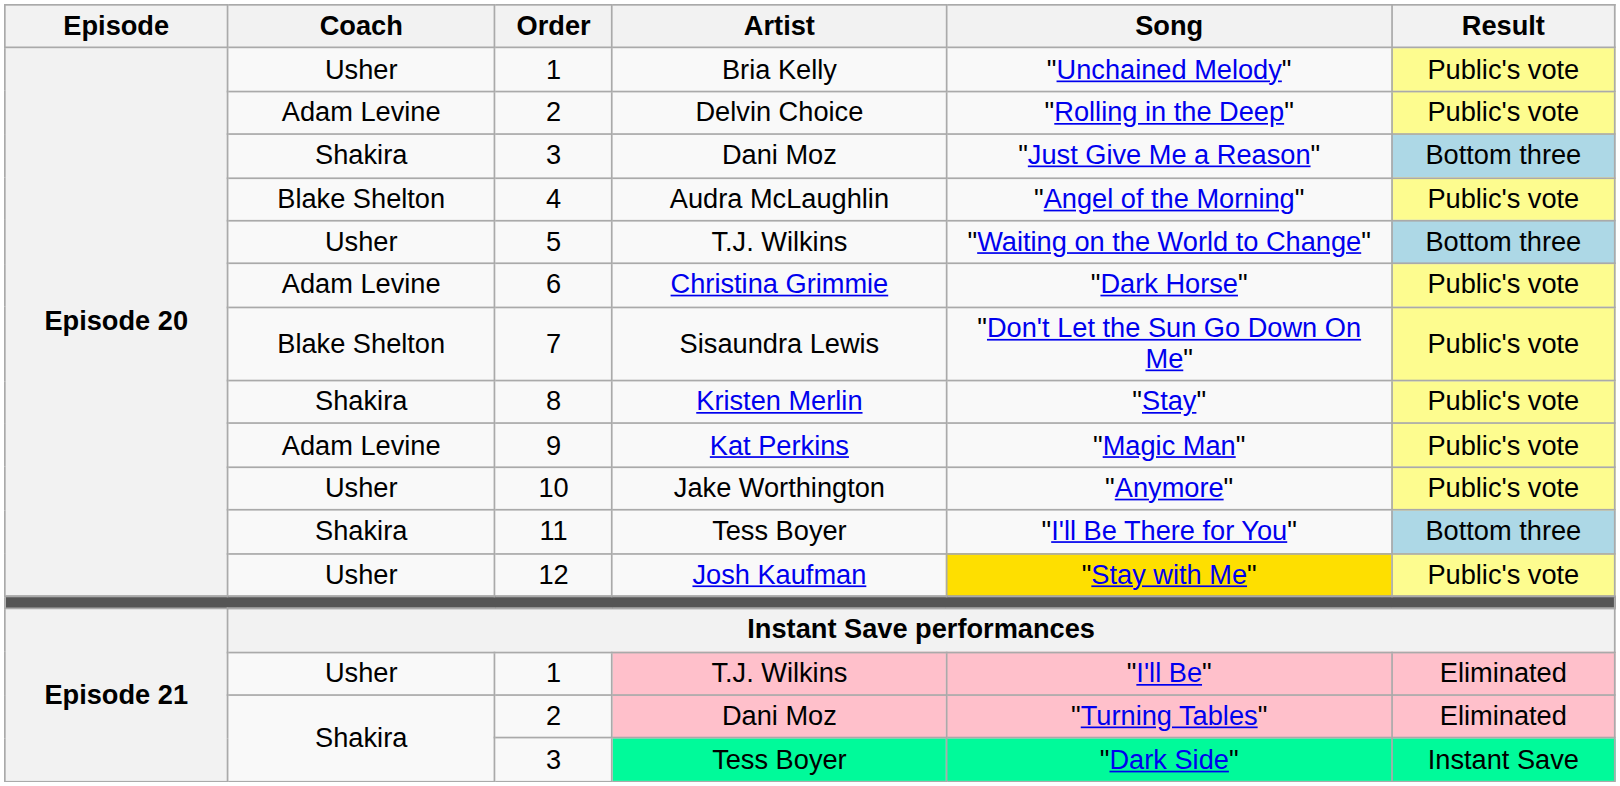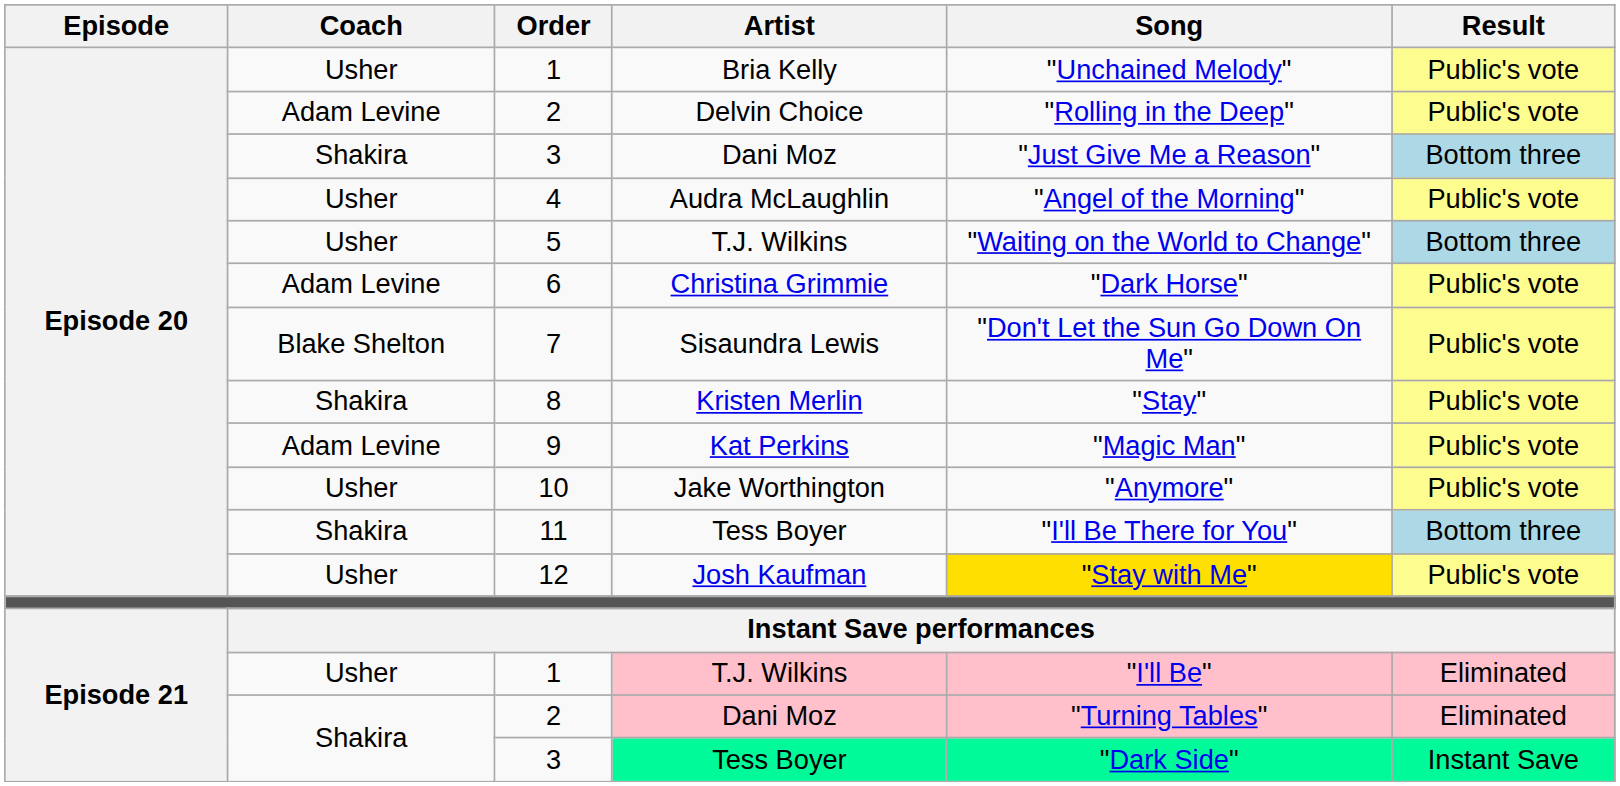(361, 198) Blake Shelton -> (361, 198) Usher
